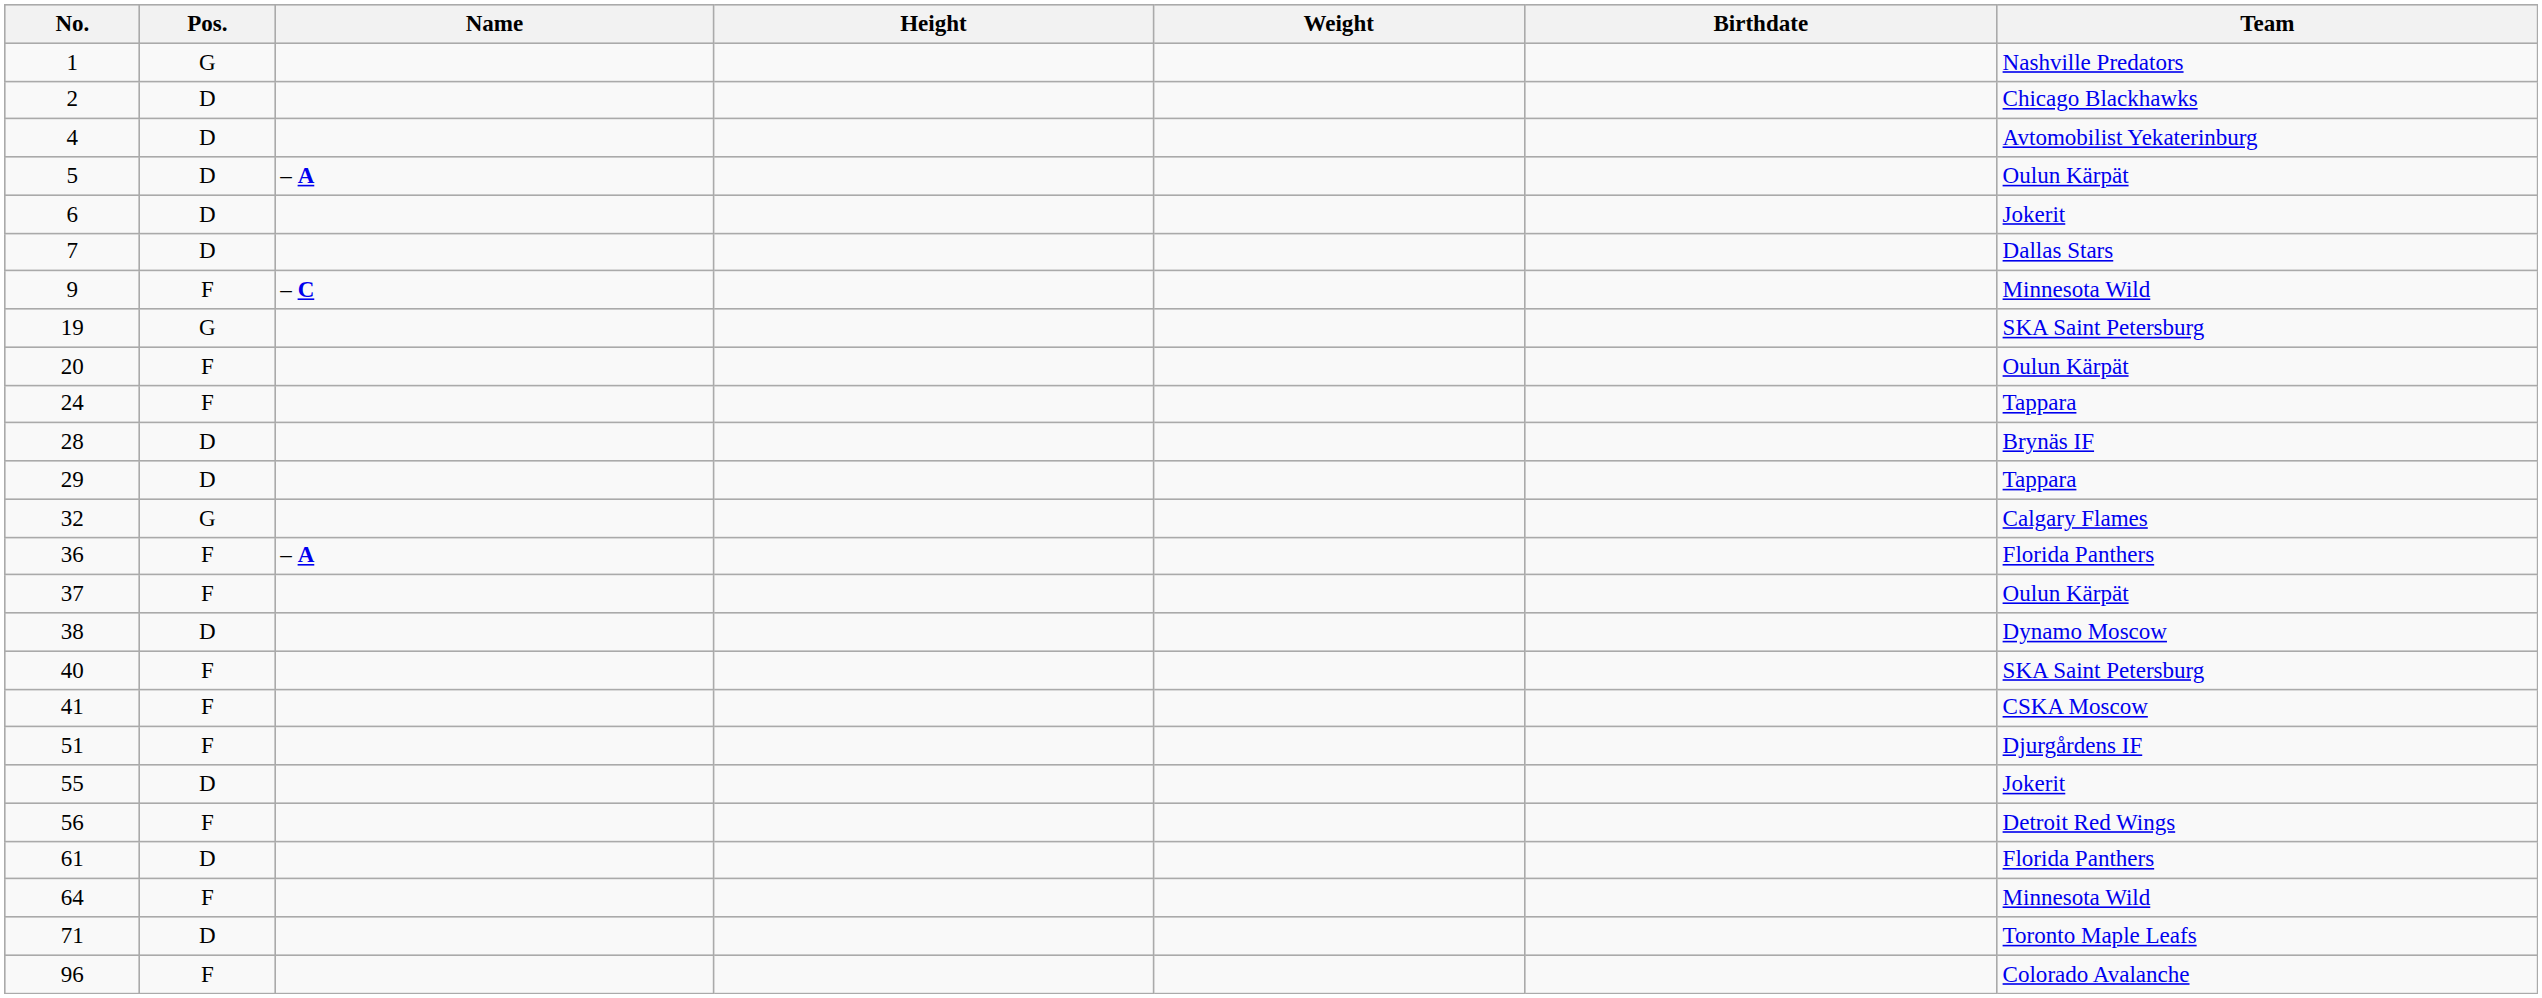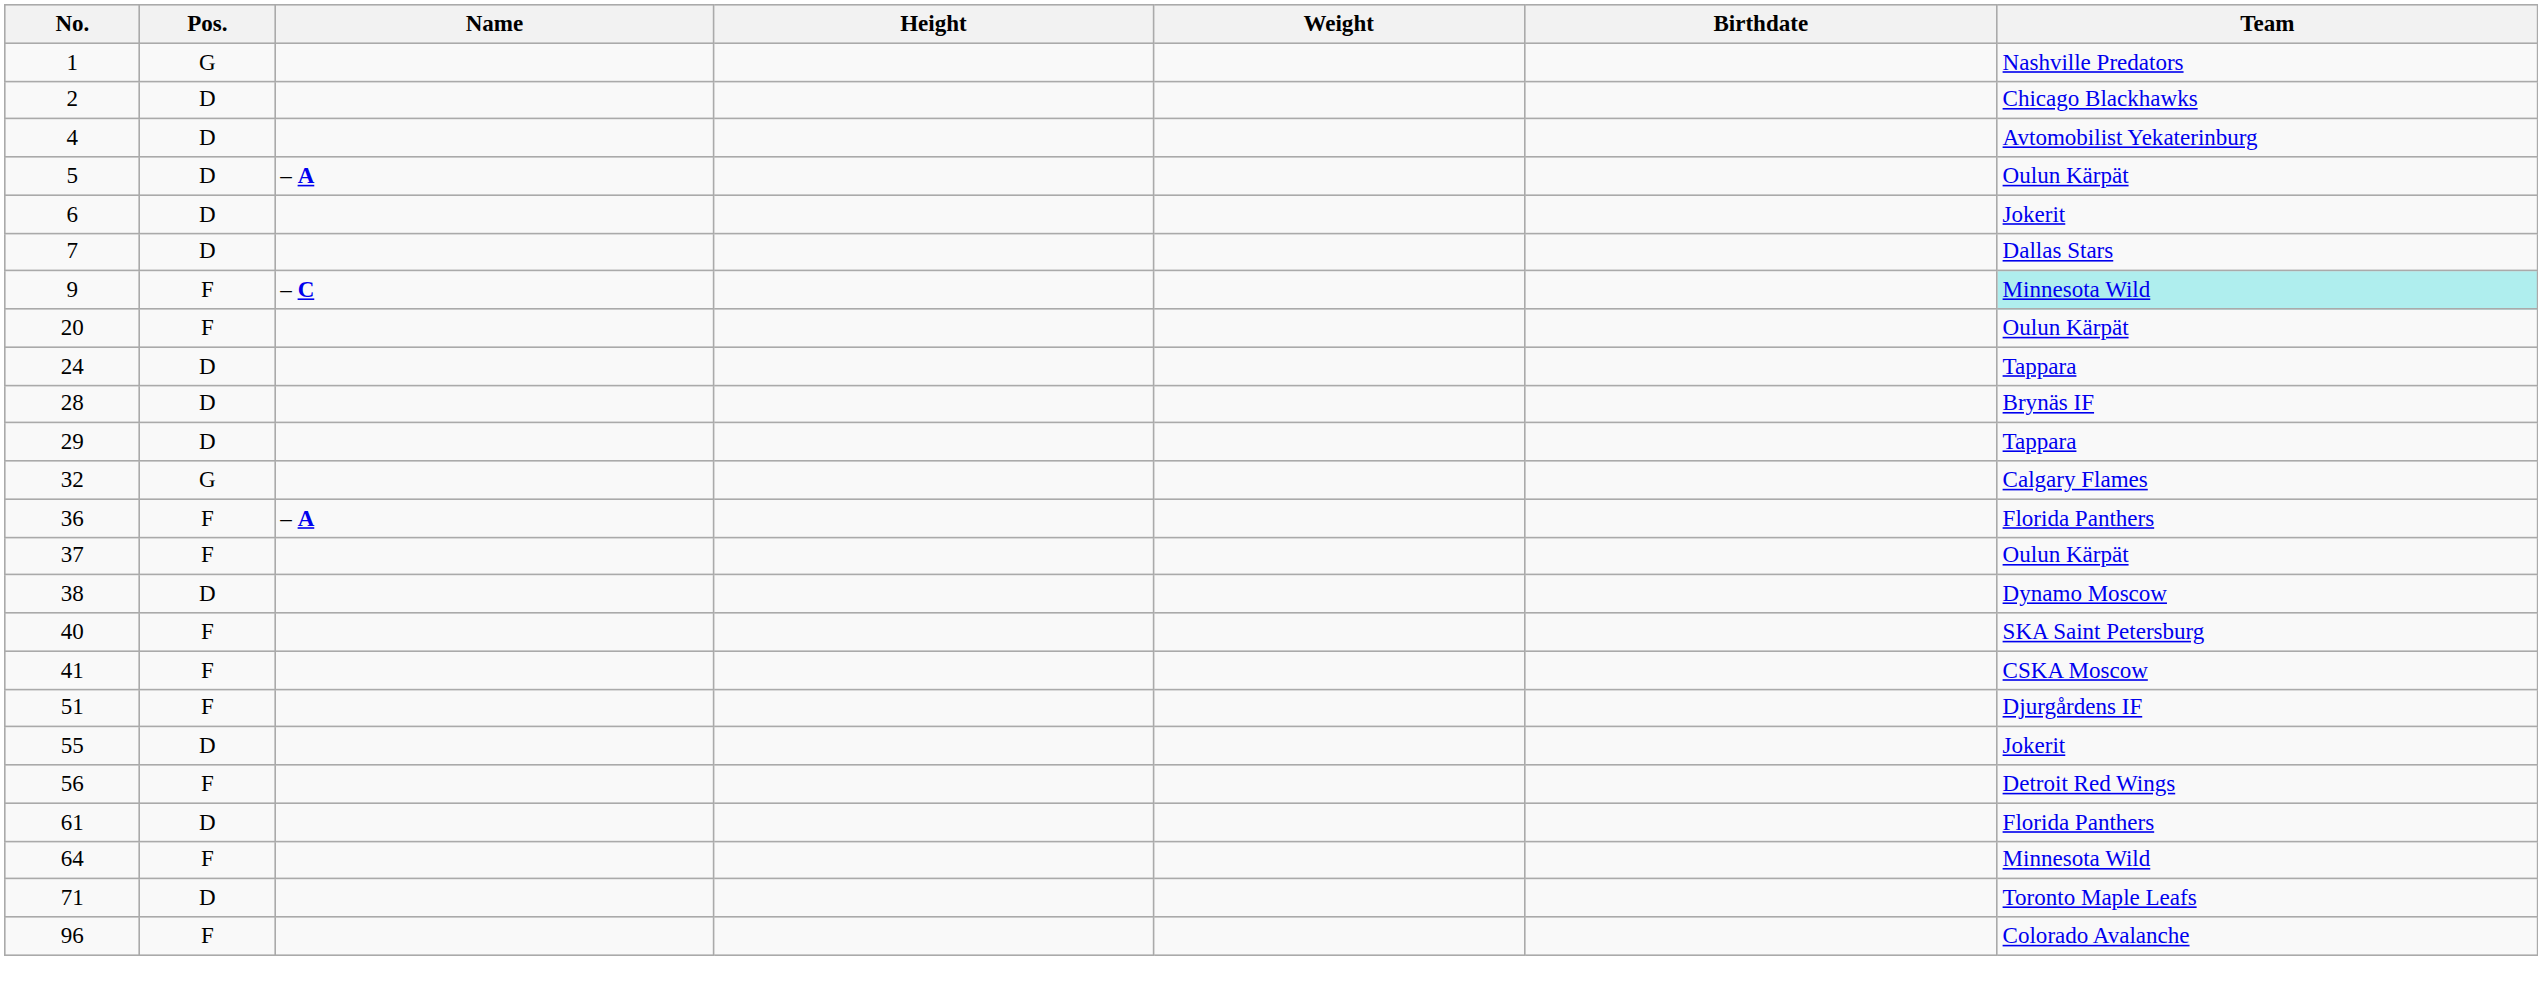(2076, 289) no background -> (2076, 289) paleturquoise background
- row: (72, 327)
(207, 403) F -> (207, 365) D
